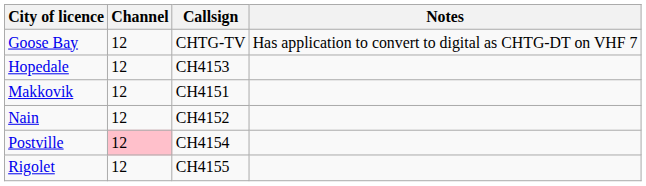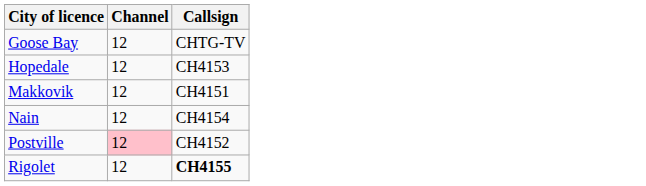- column: (445, 17)
(203, 117) CH4152 -> (203, 117) CH4154
(203, 142) CH4154 -> (203, 142) CH4152
(203, 167) normal -> (204, 167) bold
